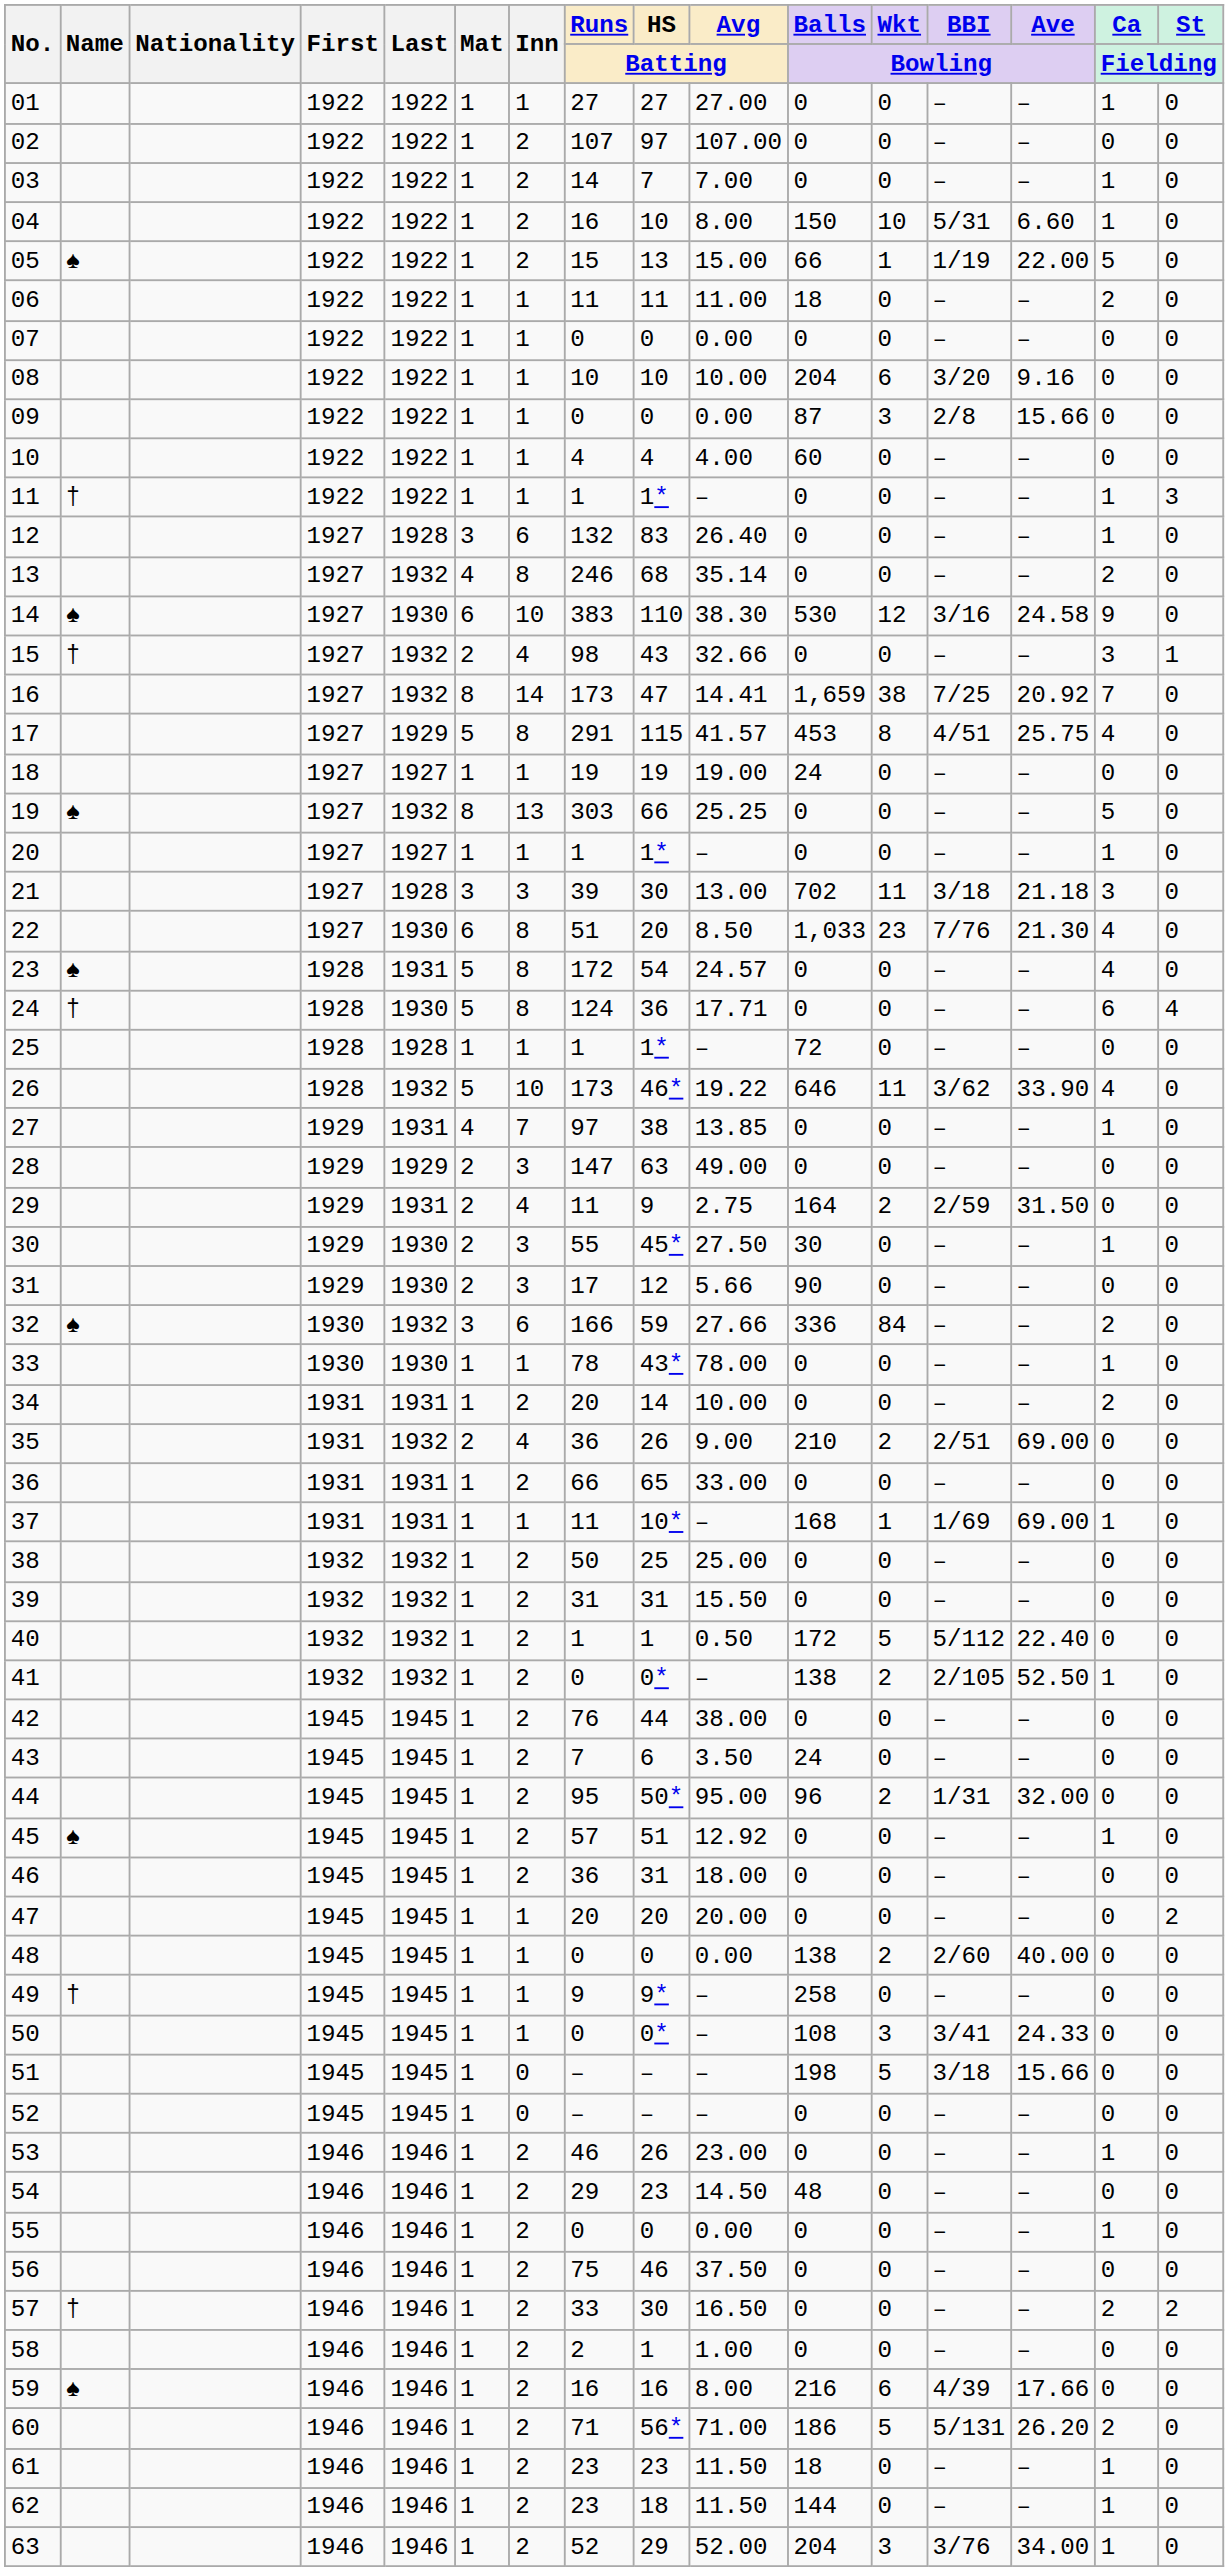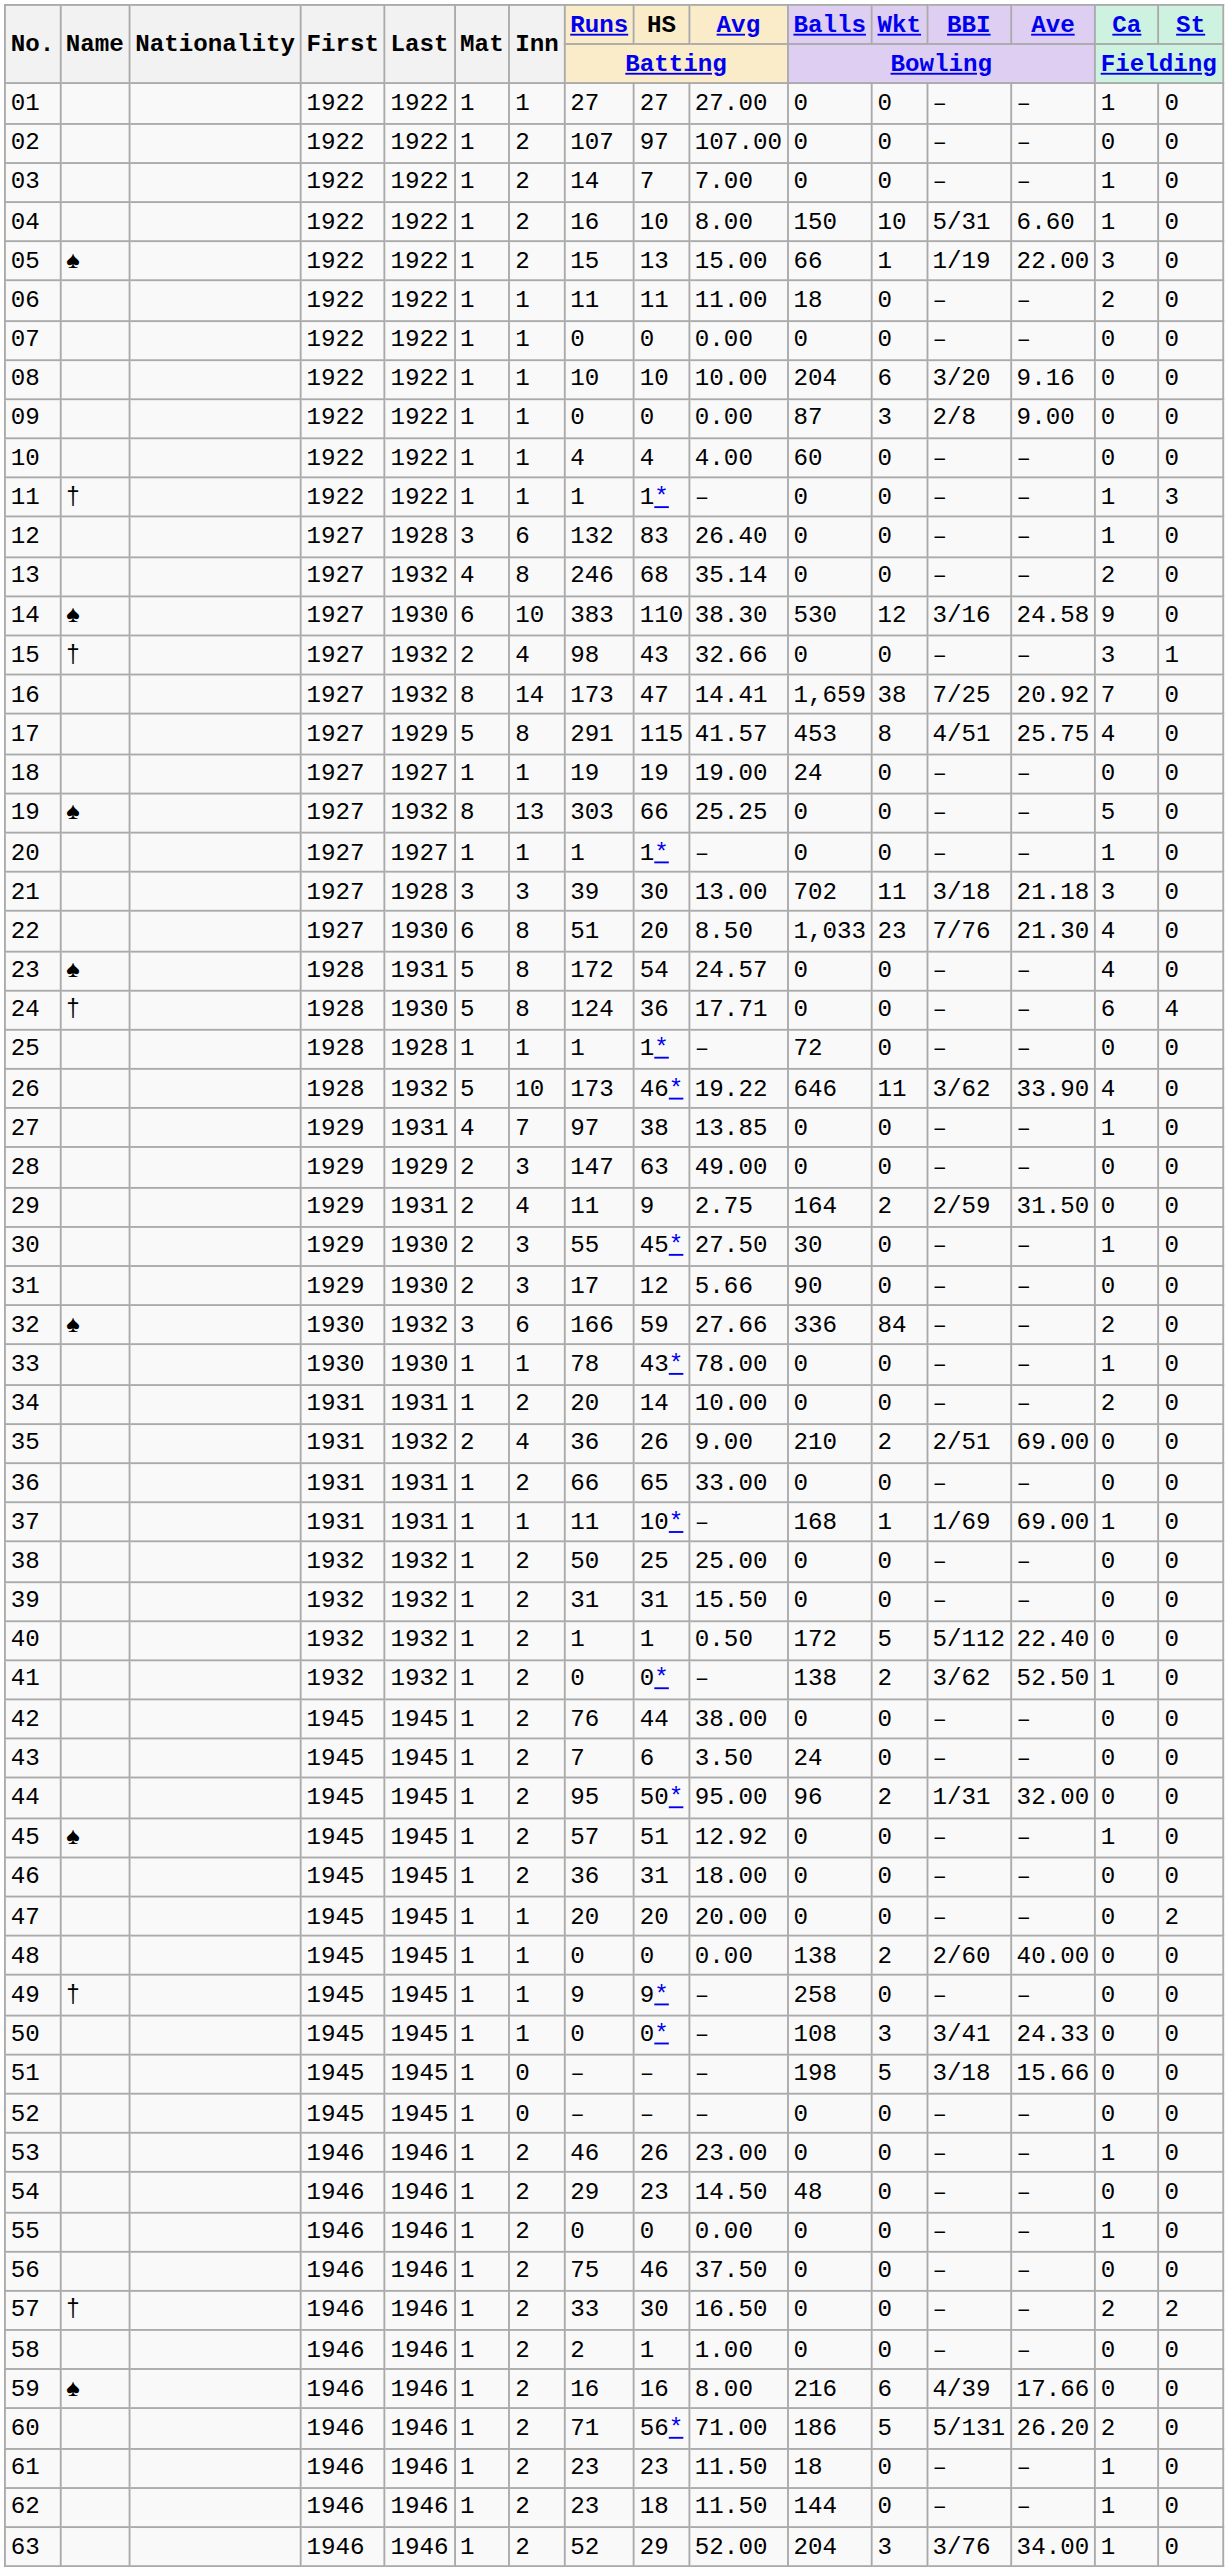(1108, 261) 5 -> (1108, 261) 3
(1053, 419) 15.66 -> (1046, 419) 9.00
(969, 1680) 2/105 -> (962, 1680) 3/62
